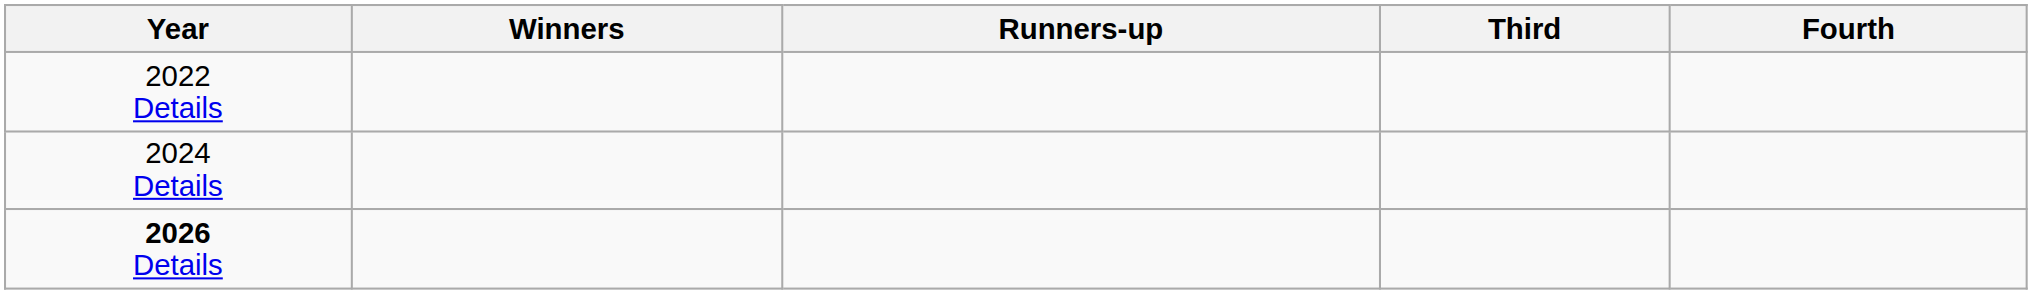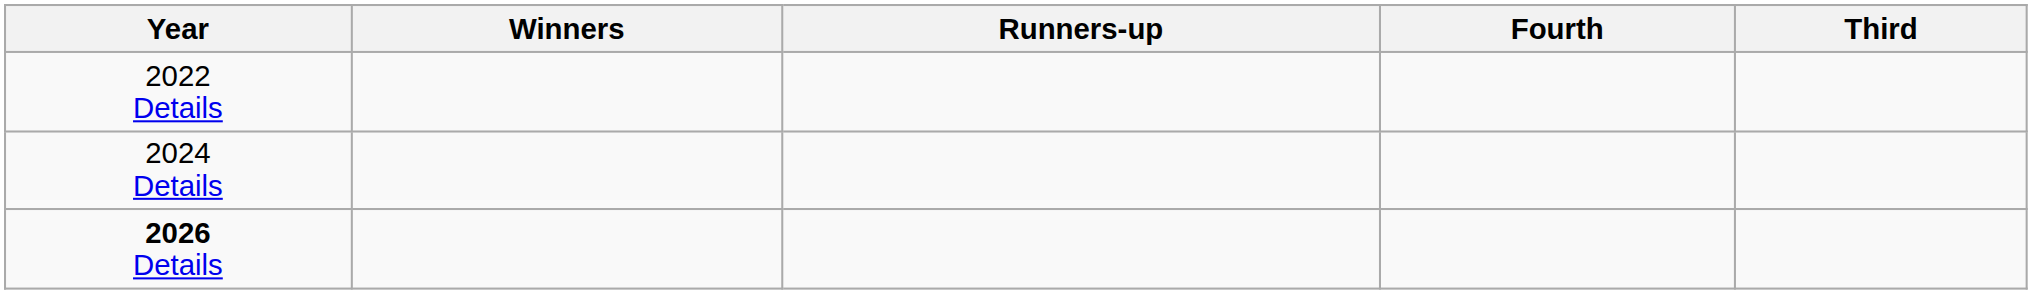columns swapped: (1525, 29) <-> (1848, 29)
